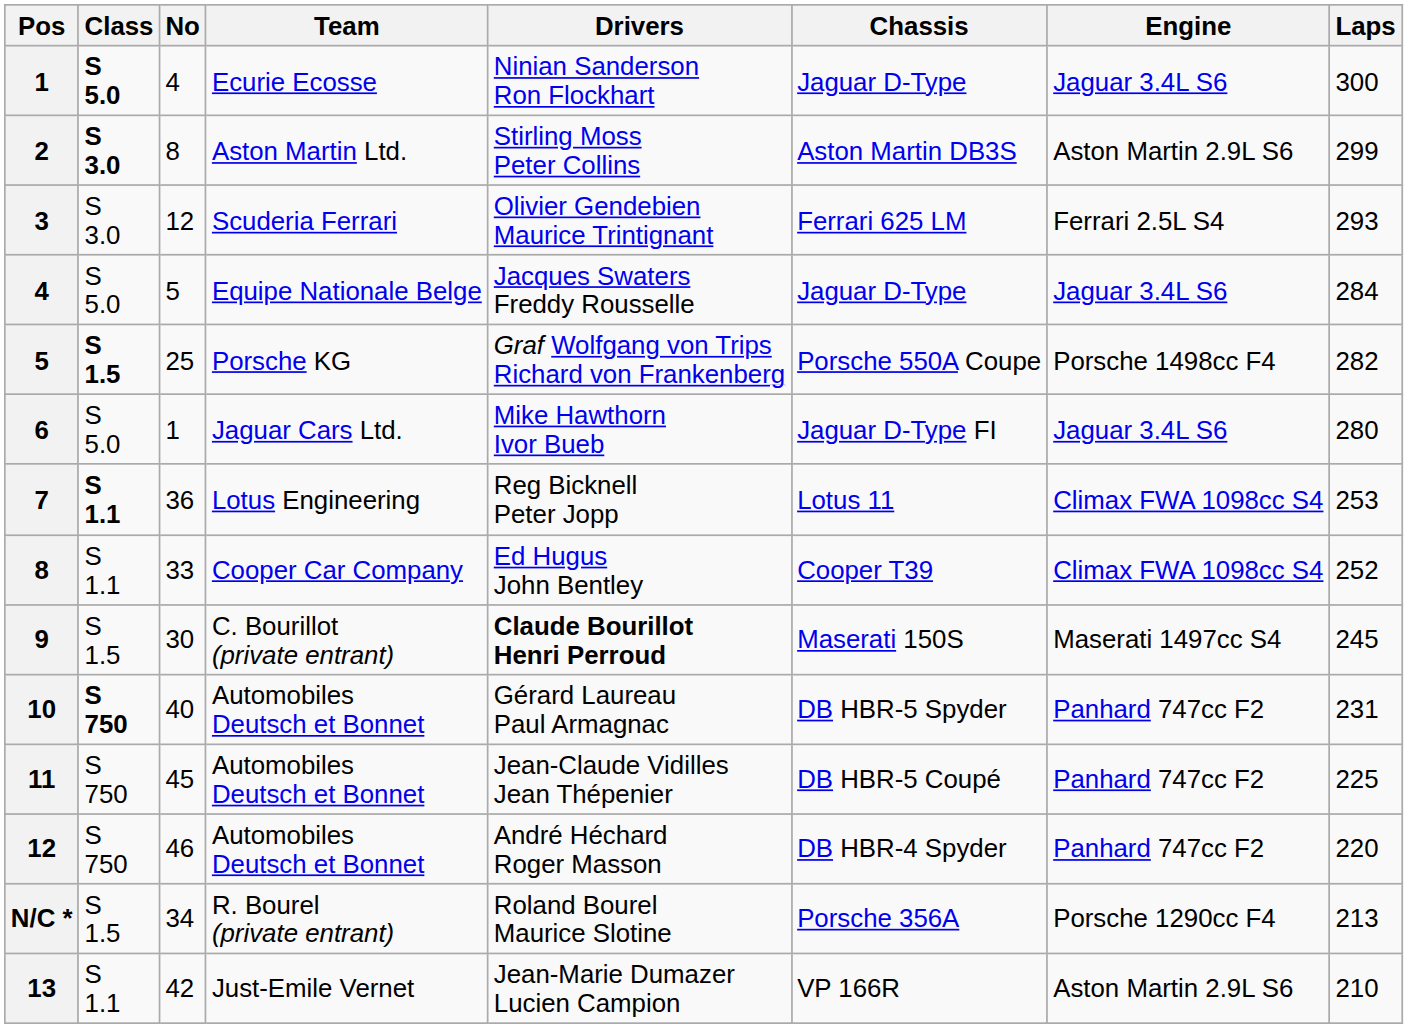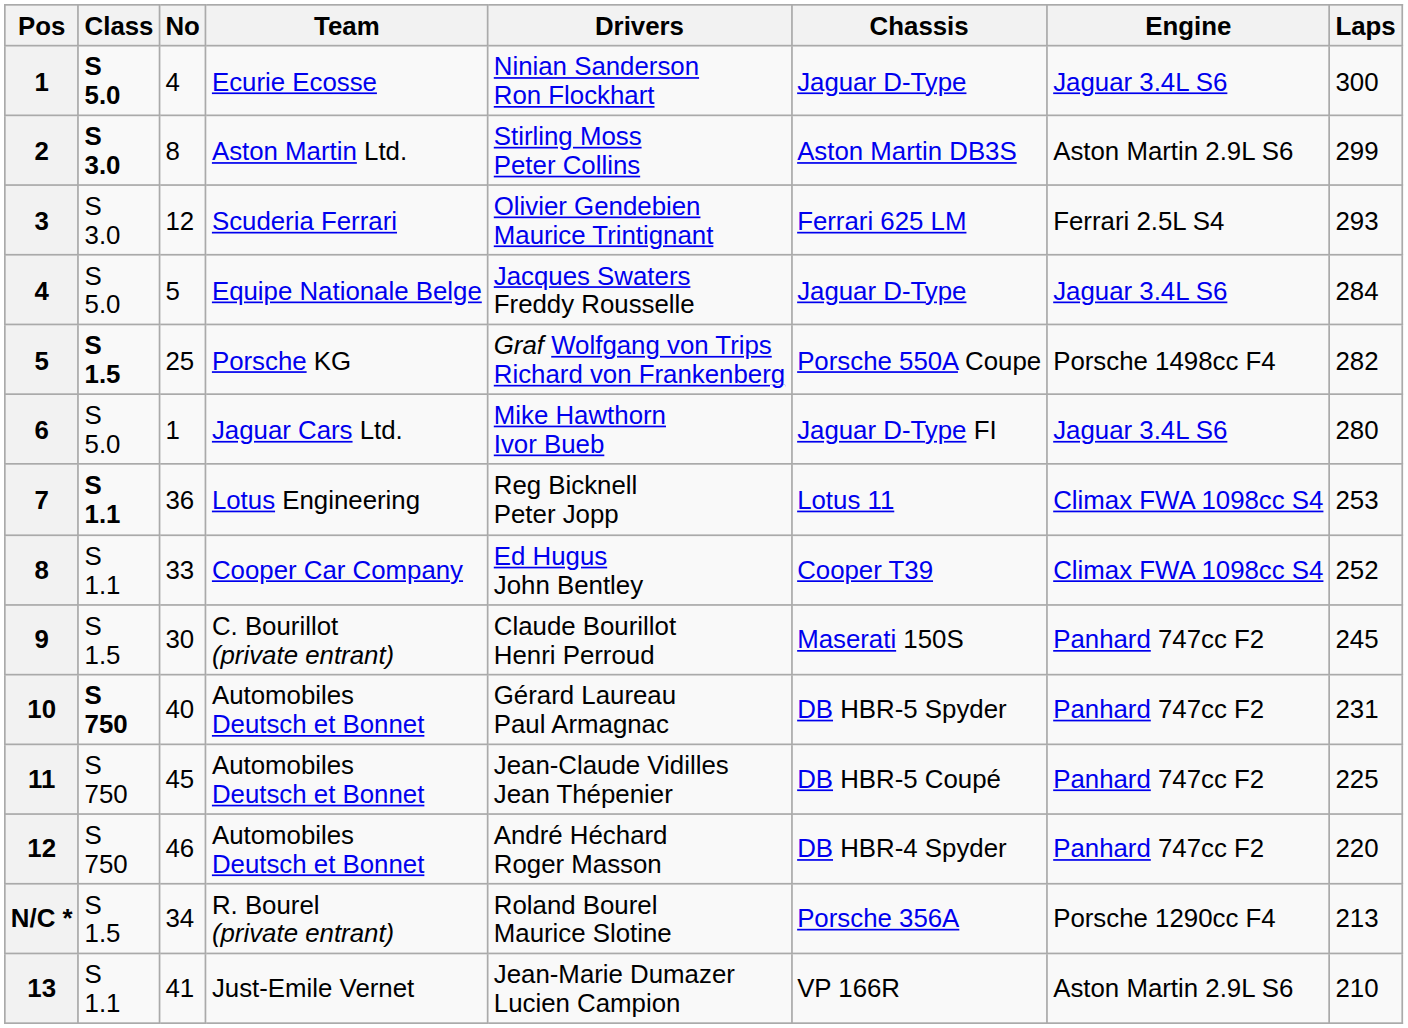(593, 639) bold -> (585, 639) normal
(1167, 639) Maserati 1497cc S4 -> (1159, 639) Panhard 747cc F2
(180, 988) 42 -> (180, 988) 41
